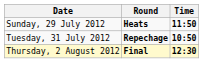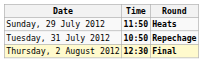columns swapped: (184, 11) <-> (146, 11)
